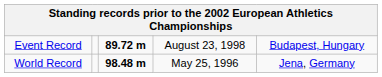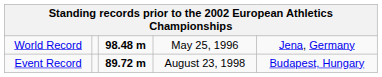rows swapped: (48, 63) <-> (48, 44)
